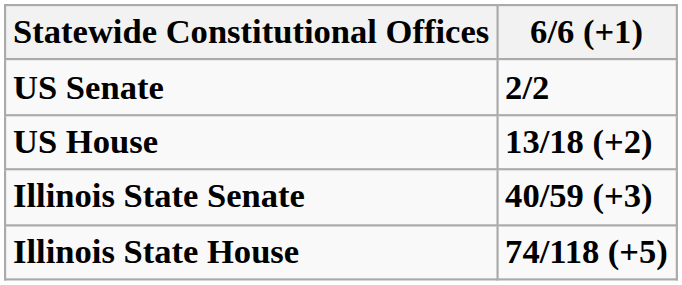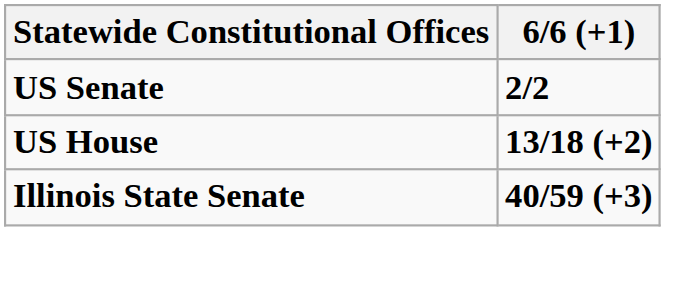- row: (156, 251)
